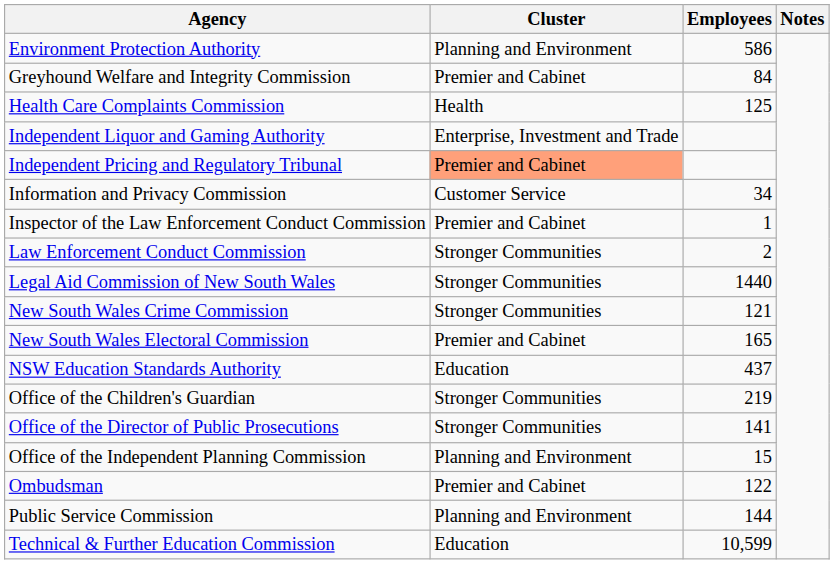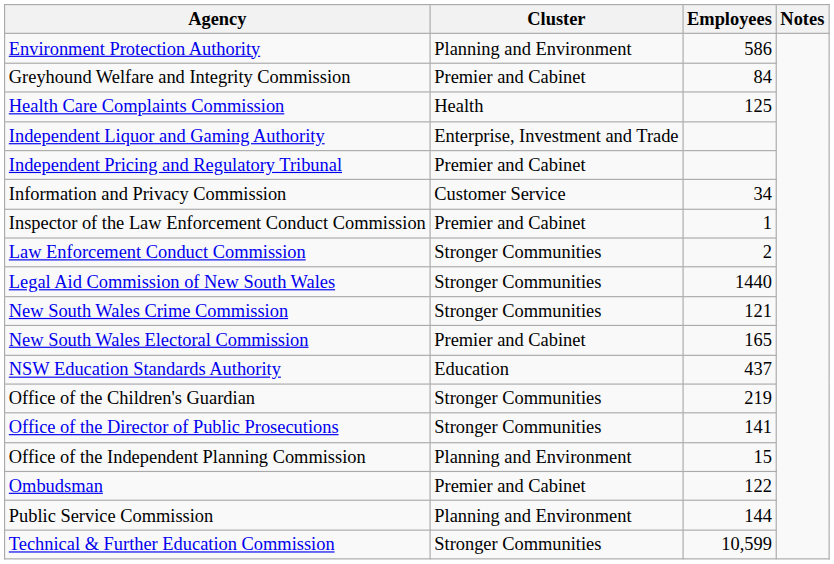(510, 164) lightsalmon background -> (510, 164) no background
(472, 544) Education -> (518, 544) Stronger Communities
